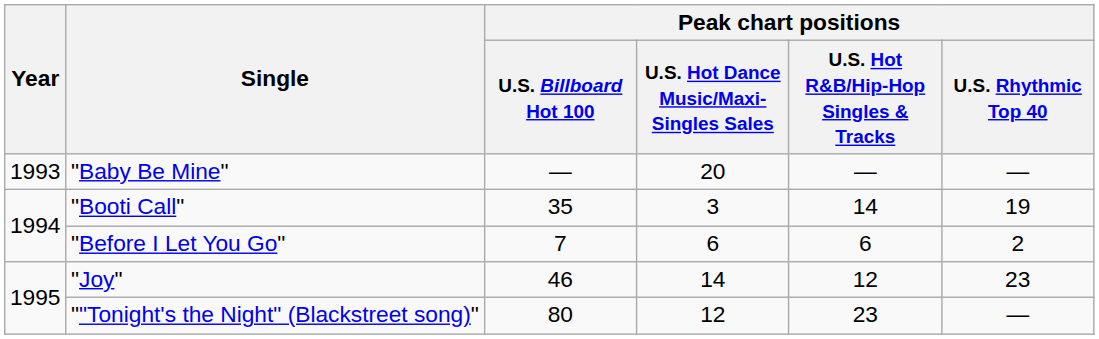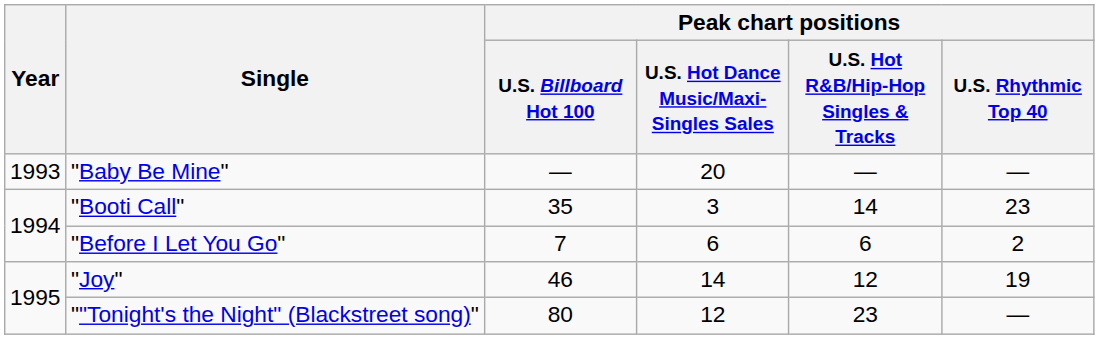(1018, 207) 19 -> (1018, 207) 23
(1018, 279) 23 -> (1018, 279) 19
